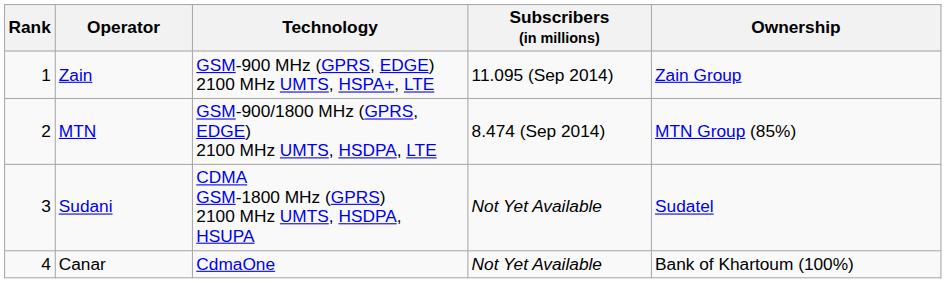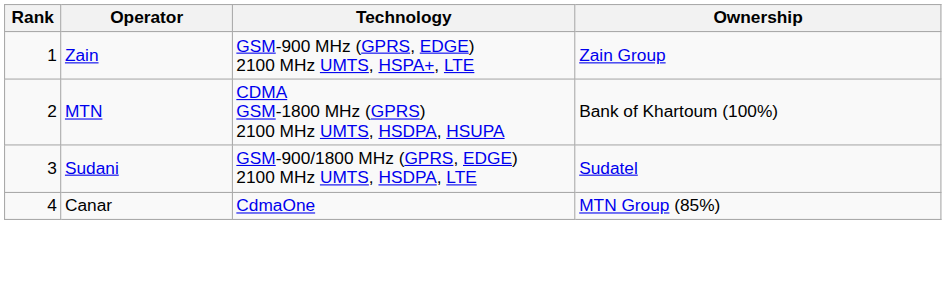- column: (559, 27)
(316, 131) GSM-900/1800 MHz (GPRS, EDGE) 2100 MHz UMTS, HSDPA, LTE -> (370, 111) CDMA GSM-1800 MHz (GPRS) 2100 MHz UMTS, HSDPA, HSUPA
(726, 131) MTN Group (85%) -> (679, 111) Bank of Khartoum (100%)
(299, 207) CDMA GSM-1800 MHz (GPRS) 2100 MHz UMTS, HSDPA, HSUPA -> (377, 168) GSM-900/1800 MHz (GPRS, EDGE) 2100 MHz UMTS, HSDPA, LTE
(754, 263) Bank of Khartoum (100%) -> (650, 205) MTN Group (85%)
